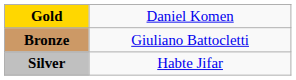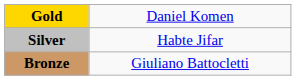rows swapped: (47, 63) <-> (47, 39)
